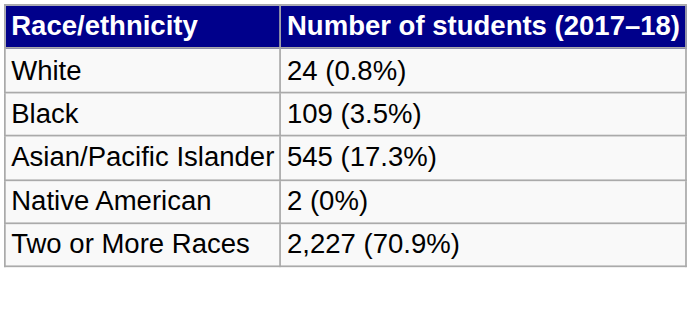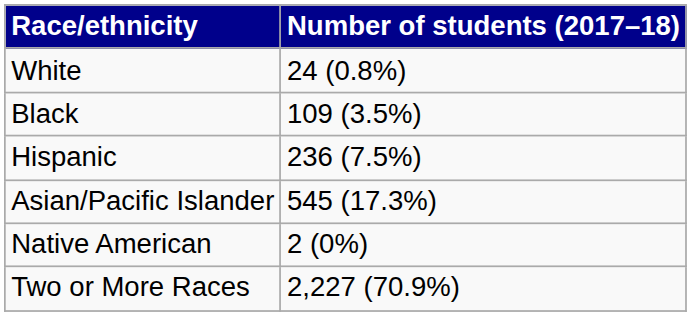+ row: (64, 157)
